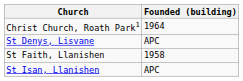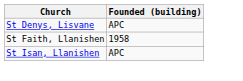- row: (73, 26)
